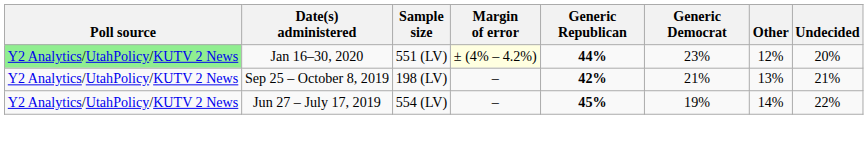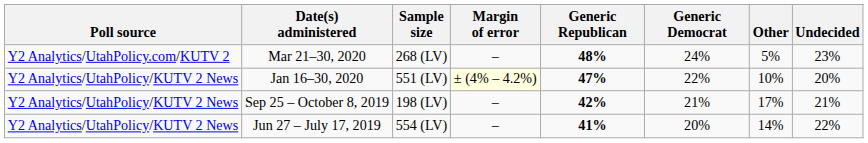+ row: (317, 56)
(123, 56) lightgreen background -> (123, 79) no background
(592, 56) 44% -> (592, 79) 47%
(697, 56) 23% -> (697, 79) 22%
(771, 56) 12% -> (771, 79) 10%
(771, 79) 13% -> (771, 103) 17%
(592, 103) 45% -> (592, 126) 41%
(697, 103) 19% -> (697, 126) 20%
